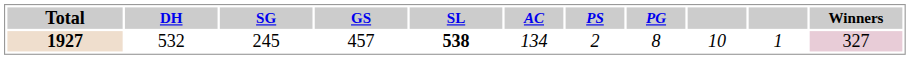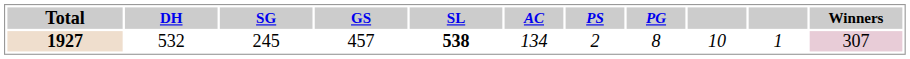(856, 41) 327 -> (856, 41) 307
